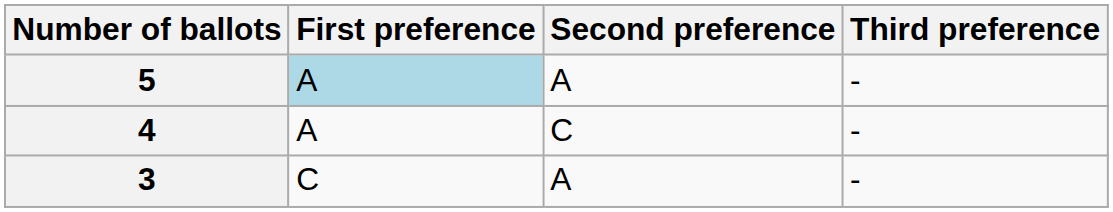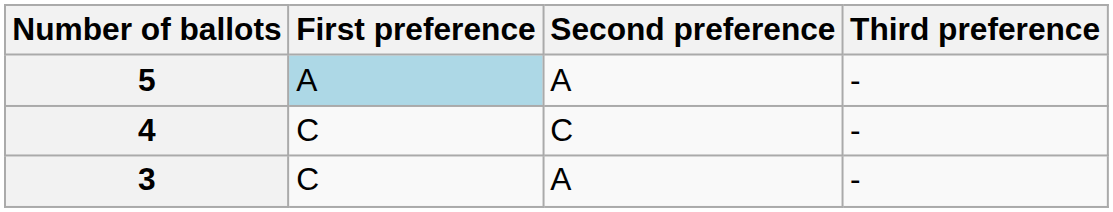(307, 130) A -> (308, 130) C
